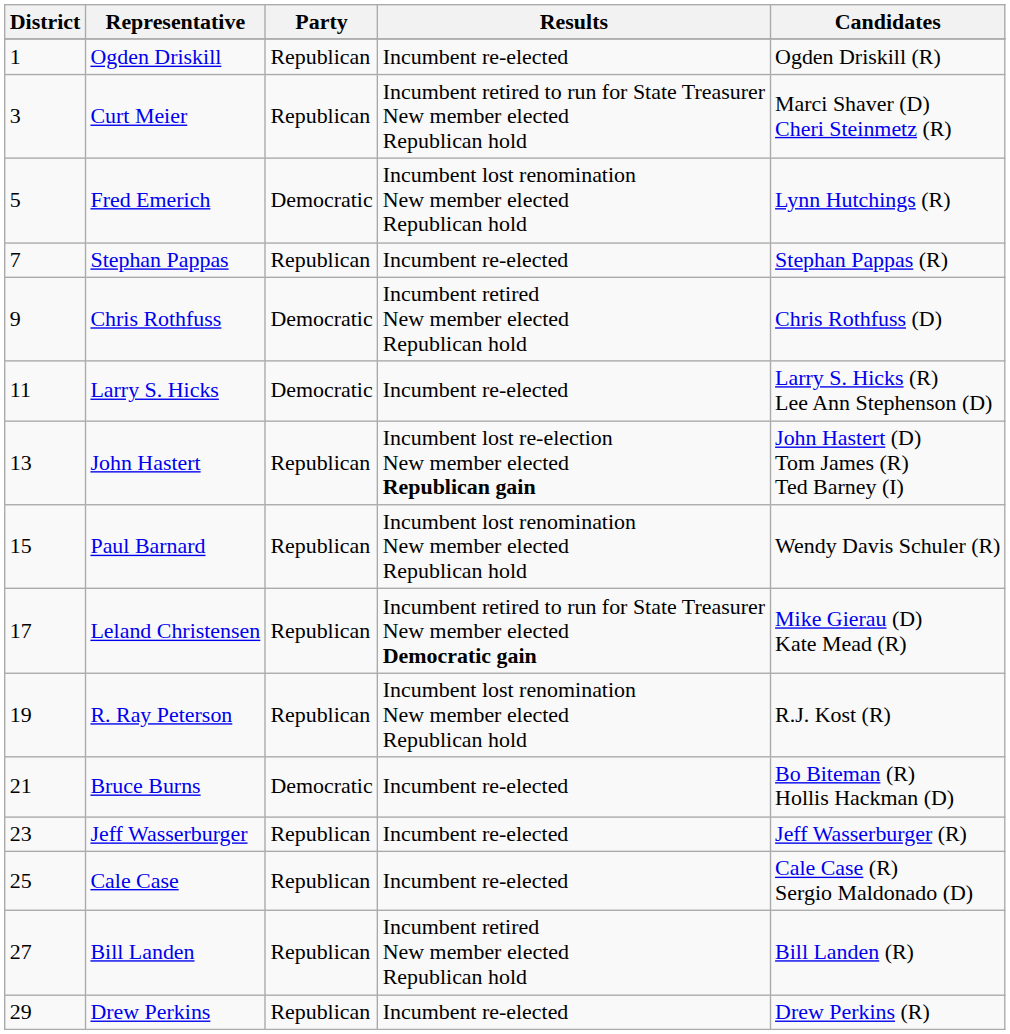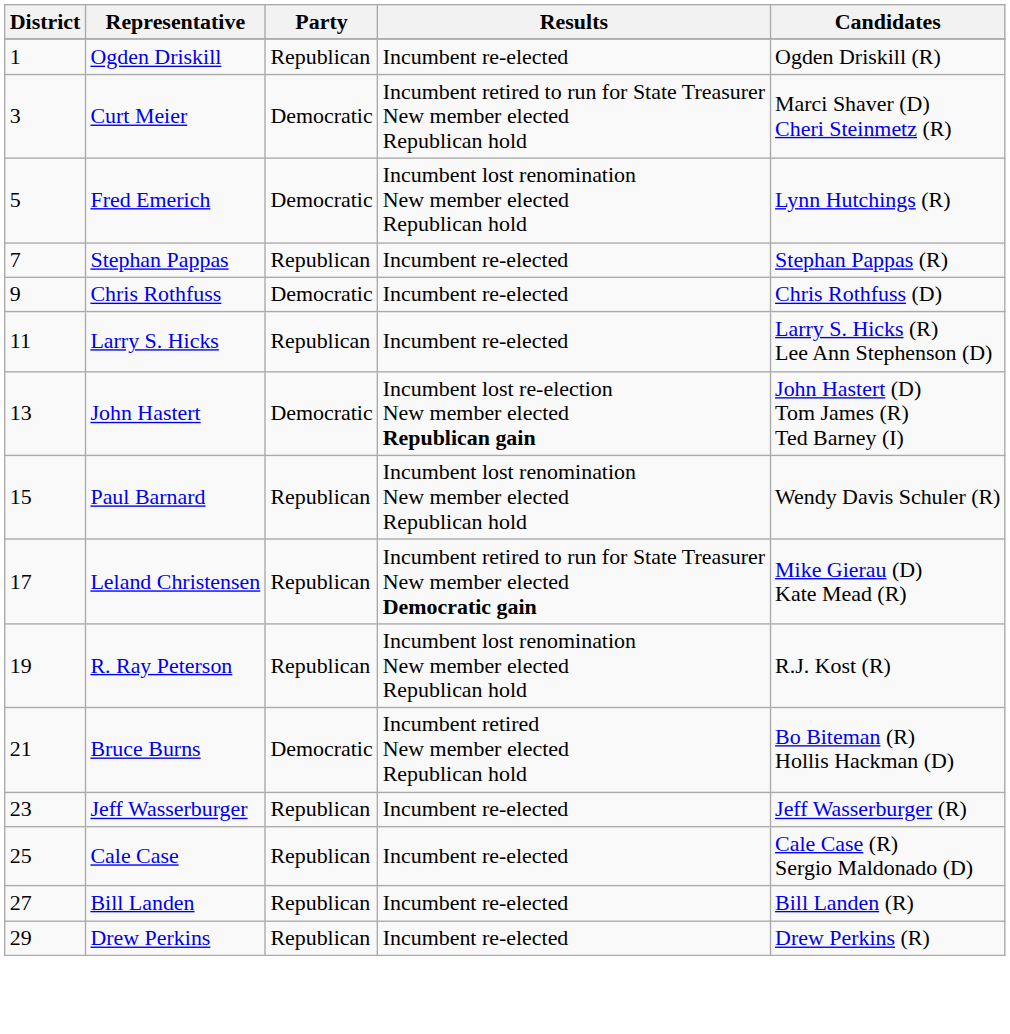(320, 116) Republican -> (321, 116) Democratic
(476, 319) Incumbent retired New member elected Republican hold -> (476, 294) Incumbent re-elected
(321, 390) Democratic -> (320, 341) Republican
(320, 462) Republican -> (321, 413) Democratic
(476, 786) Incumbent re-elected -> (476, 749) Incumbent retired New member elected Republican hold
(476, 952) Incumbent retired New member elected Republican hold -> (476, 903) Incumbent re-elected
